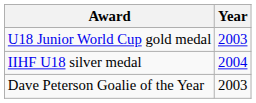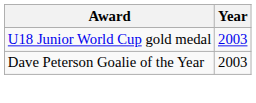- row: (75, 62)
